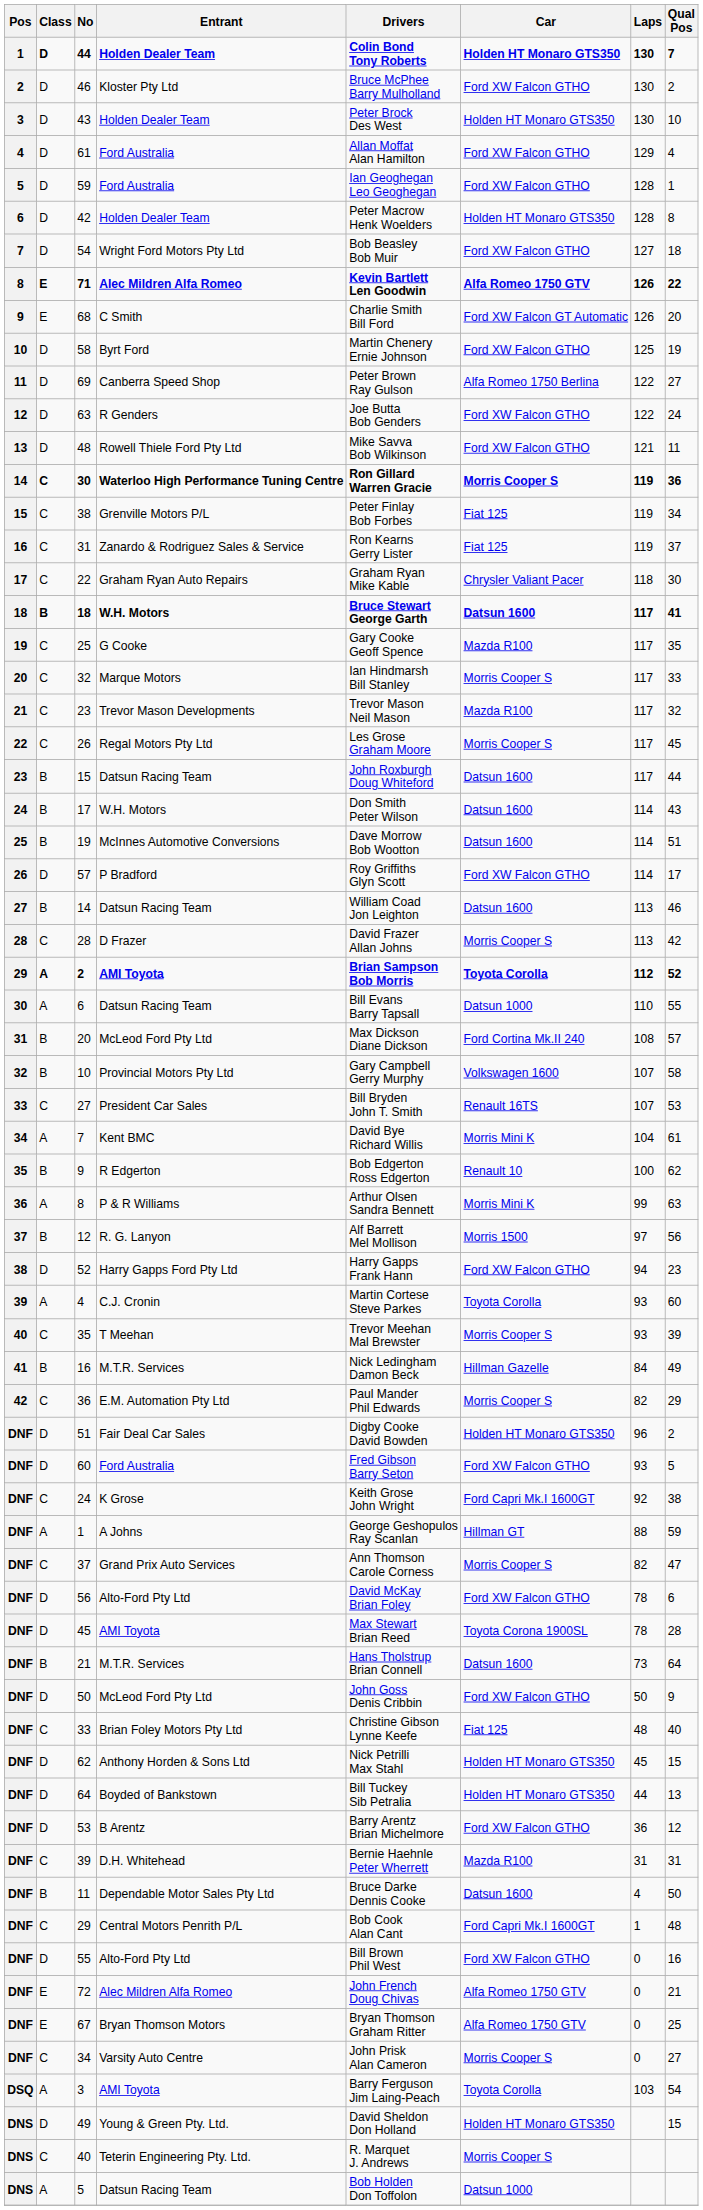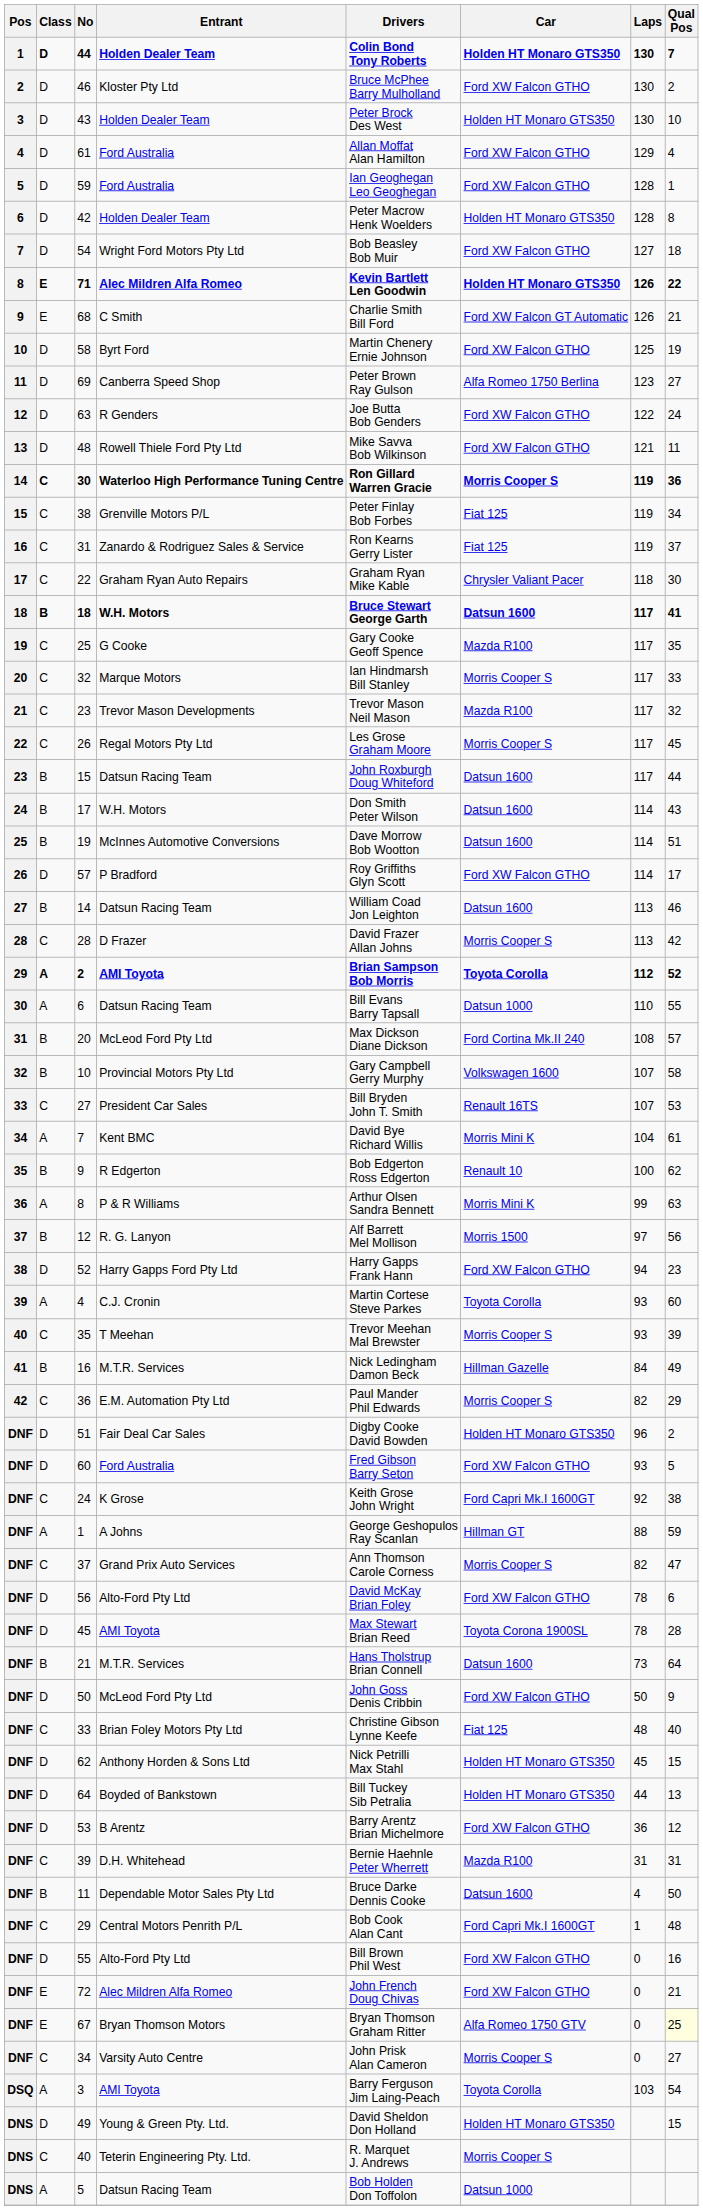(527, 284) Alfa Romeo 1750 GTV -> (542, 284) Holden HT Monaro GTS350
(675, 317) 20 -> (675, 317) 21
(644, 382) 122 -> (644, 382) 123
(525, 1992) Alfa Romeo 1750 GTV -> (527, 1992) Ford XW Falcon GTHO
(675, 2025) no background -> (675, 2025) lightyellow background
